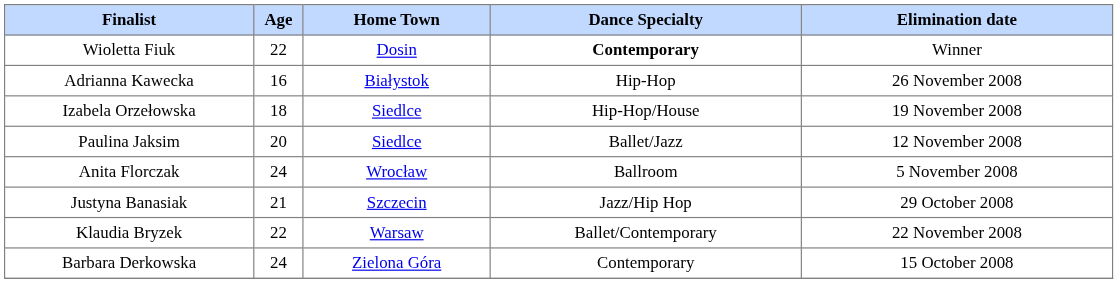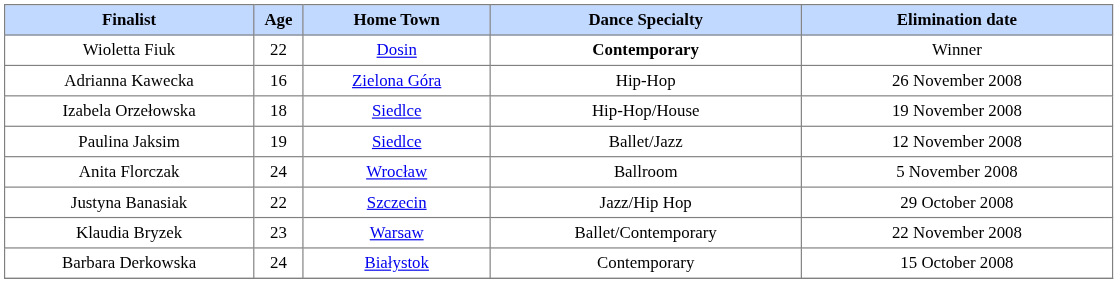(397, 80) Białystok -> (397, 80) Zielona Góra
(278, 141) 20 -> (278, 141) 19
(278, 202) 21 -> (278, 202) 22
(278, 232) 22 -> (278, 232) 23
(397, 263) Zielona Góra -> (397, 263) Białystok
